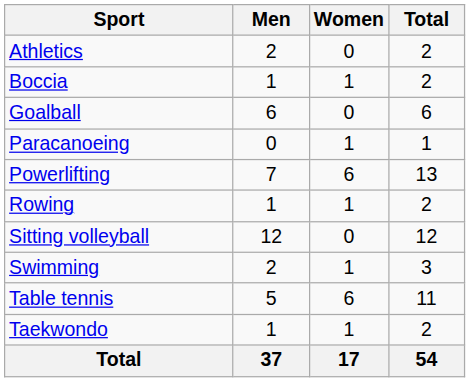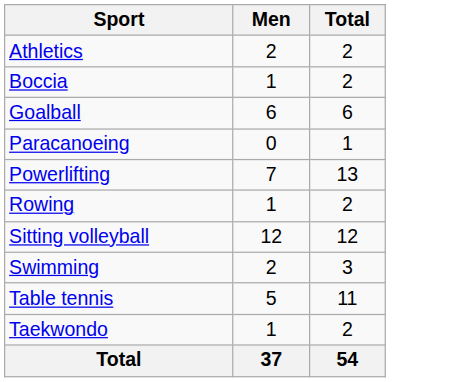- column: (349, 19)
